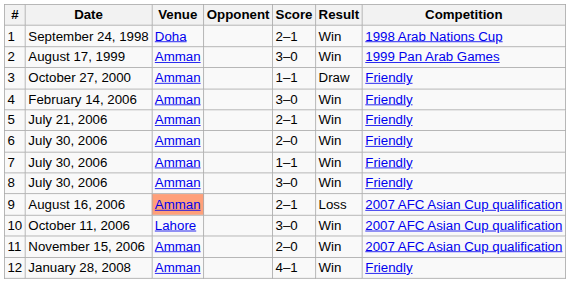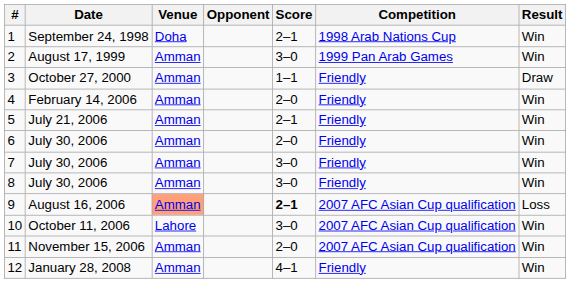columns swapped: (339, 15) <-> (464, 15)
(287, 99) 3–0 -> (287, 99) 2–0
(287, 162) 1–1 -> (287, 162) 3–0
(287, 204) normal -> (287, 204) bold
